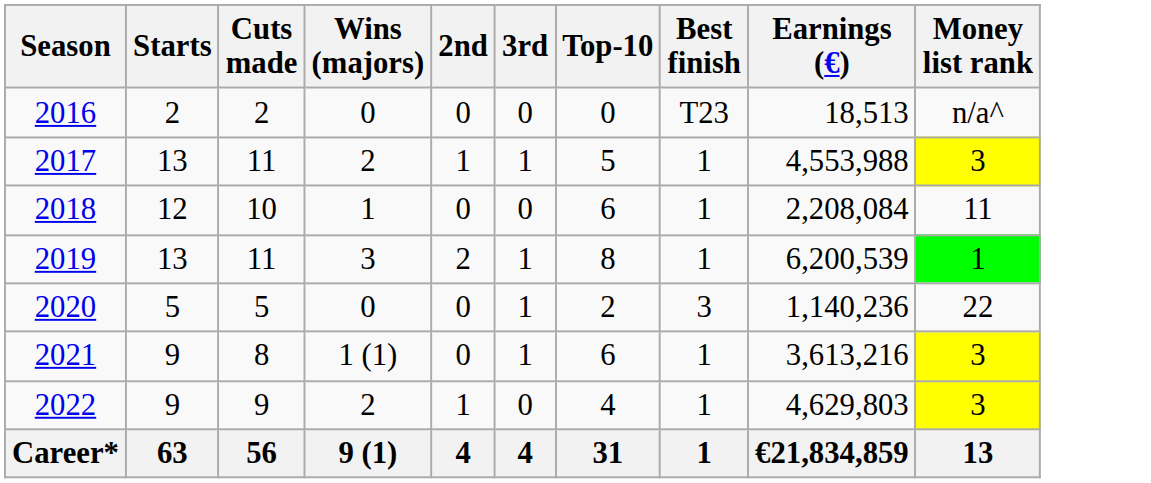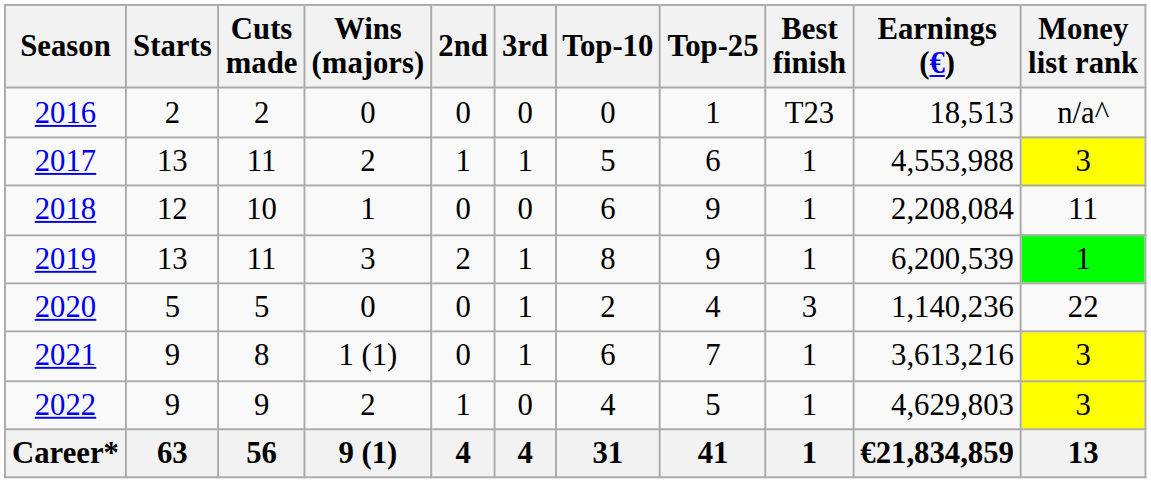+ column: (713, 46)
